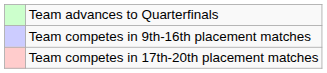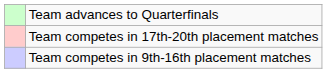rows swapped: (170, 36) <-> (174, 57)
